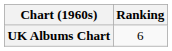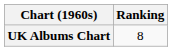(140, 35) 6 -> (140, 35) 8
